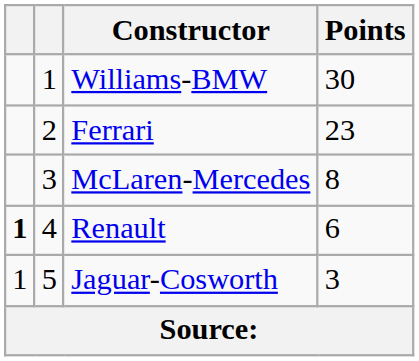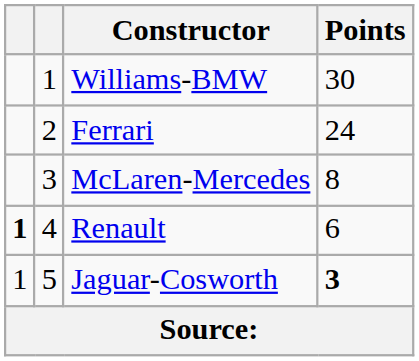(340, 129) 23 -> (340, 129) 24
(332, 279) normal -> (332, 279) bold
